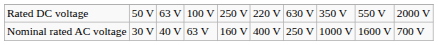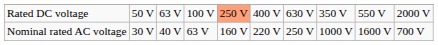(234, 13) no background -> (234, 13) lightsalmon background
(267, 13) 220 V -> (267, 13) 400 V
(267, 31) 400 V -> (267, 31) 220 V
